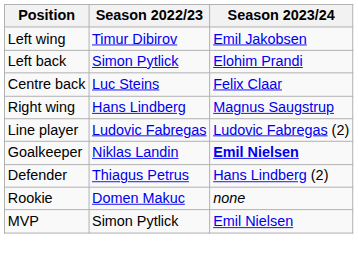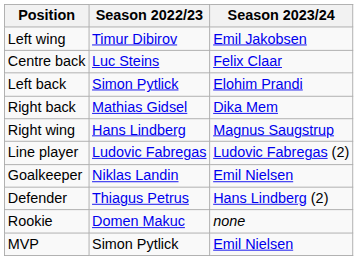rows swapped: (37, 61) <-> (47, 84)
+ row: (42, 107)
(256, 152) bold -> (253, 175) normal
